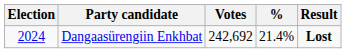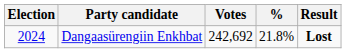(277, 36) 21.4% -> (277, 36) 21.8%
